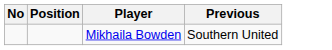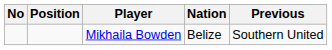+ column: (207, 14)
